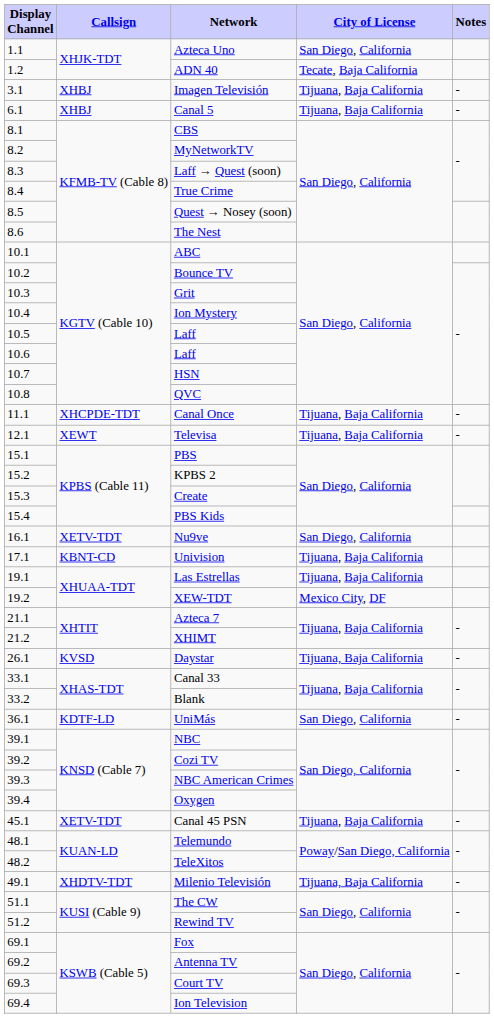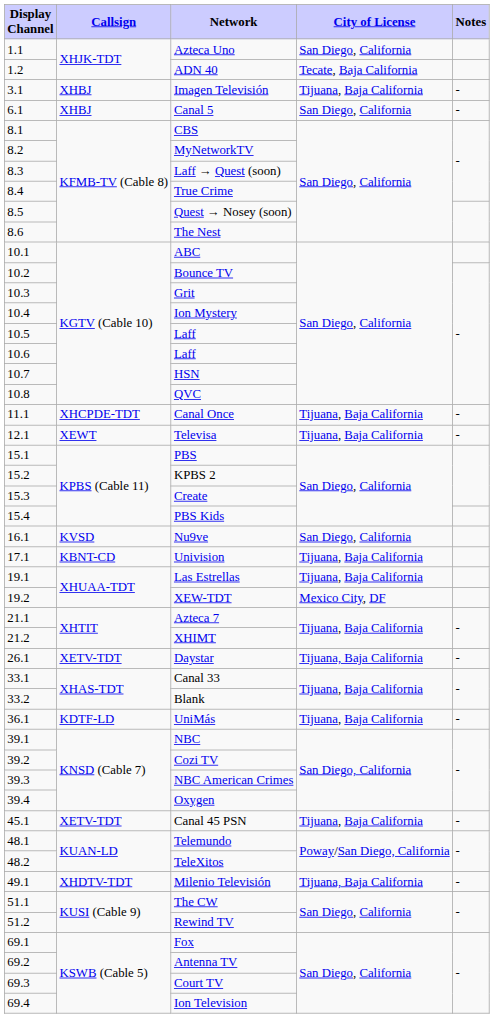(361, 110) Tijuana, Baja California -> (355, 110) San Diego, California
(91, 536) XETV-TDT -> (77, 536) KVSD
(77, 658) KVSD -> (91, 658) XETV-TDT
(355, 719) San Diego, California -> (361, 719) Tijuana, Baja California
